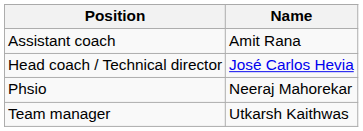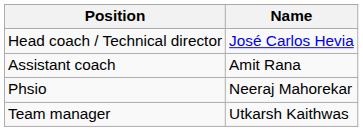rows swapped: (115, 65) <-> (62, 41)
